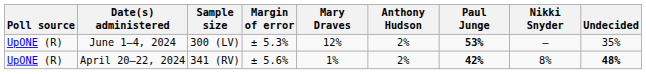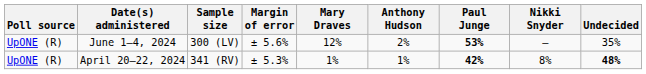(270, 42) ± 5.3% -> (270, 42) ± 5.6%
(270, 60) ± 5.6% -> (270, 60) ± 5.3%
(403, 60) 2% -> (403, 60) 1%
